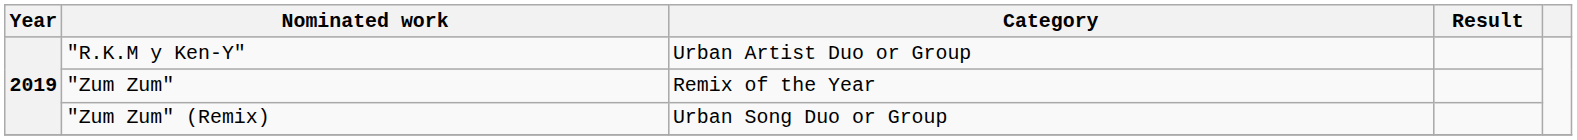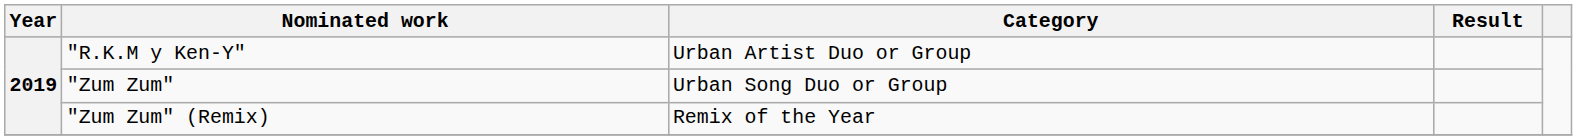(774, 86) Remix of the Year -> (810, 86) Urban Song Duo or Group
(810, 118) Urban Song Duo or Group -> (774, 118) Remix of the Year
